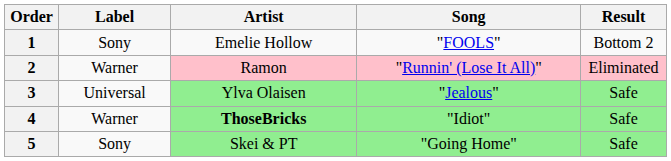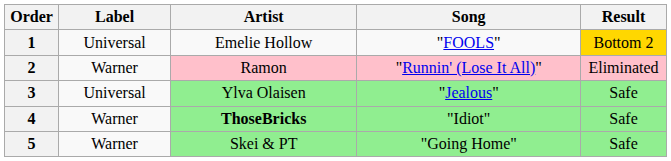(115, 42) Sony -> (115, 42) Universal
(624, 42) no background -> (624, 42) gold background
(115, 144) Sony -> (115, 144) Warner
